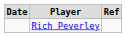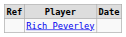columns swapped: (17, 11) <-> (112, 11)
